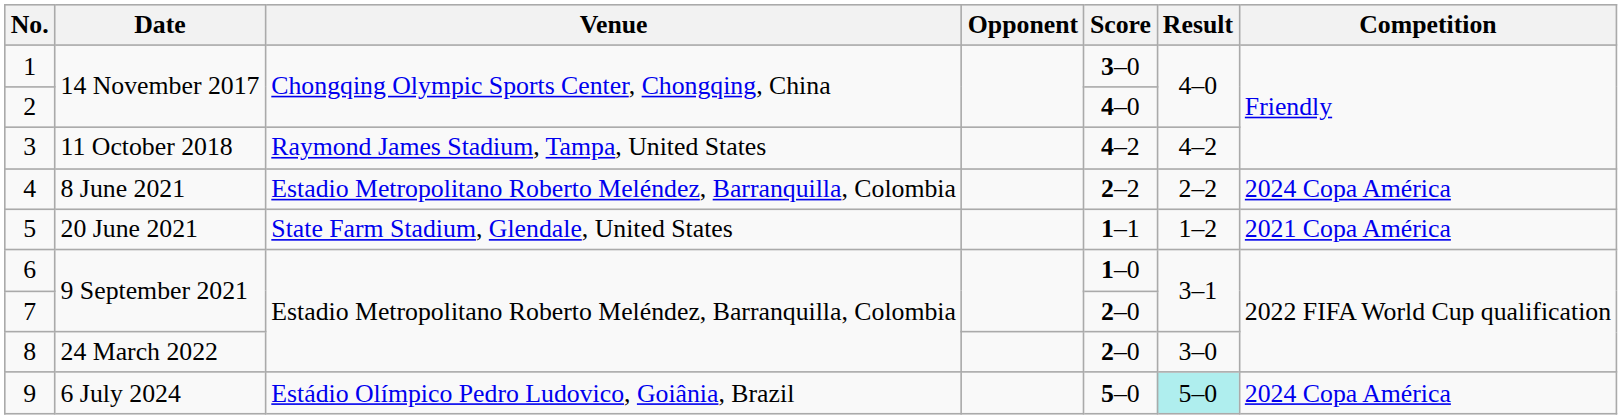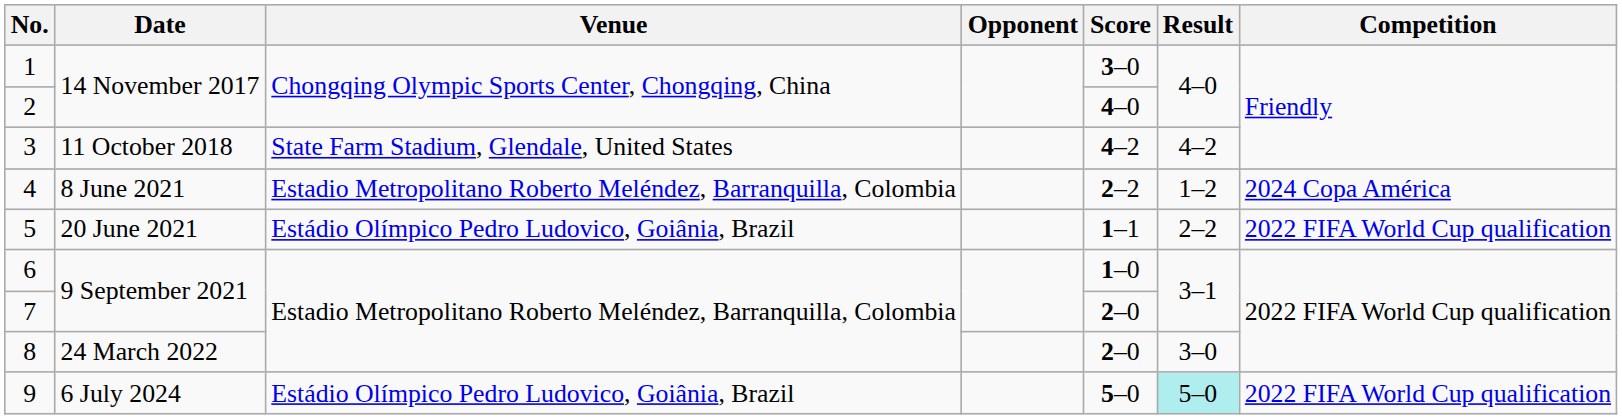(519, 147) Raymond James Stadium, Tampa, United States -> (502, 147) State Farm Stadium, Glendale, United States
(1198, 188) 2–2 -> (1198, 188) 1–2
(502, 229) State Farm Stadium, Glendale, United States -> (533, 229) Estádio Olímpico Pedro Ludovico, Goiânia, Brazil
(1198, 229) 1–2 -> (1198, 229) 2–2
(1348, 229) 2021 Copa América -> (1428, 229) 2022 FIFA World Cup qualification
(1348, 392) 2024 Copa América -> (1428, 392) 2022 FIFA World Cup qualification
